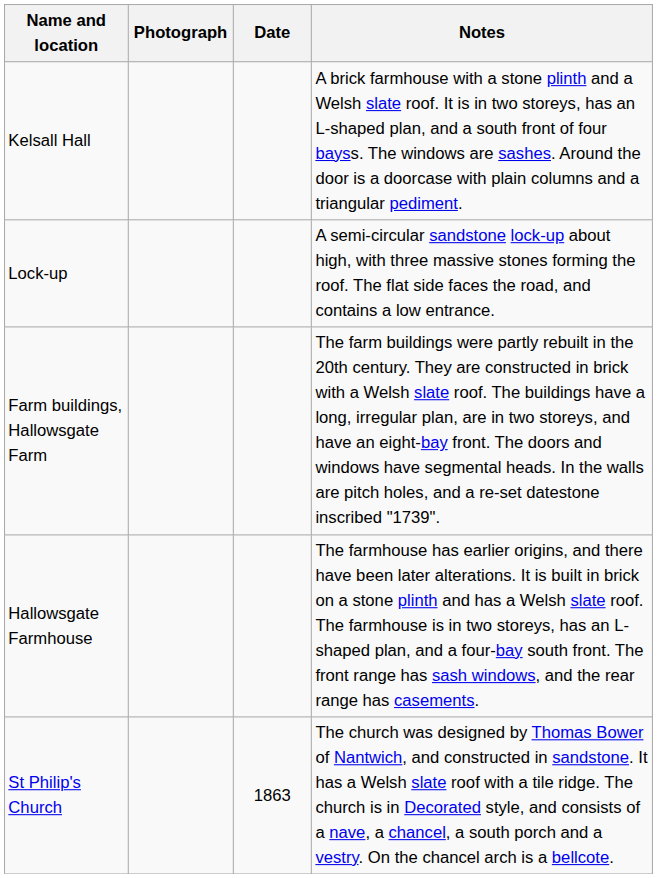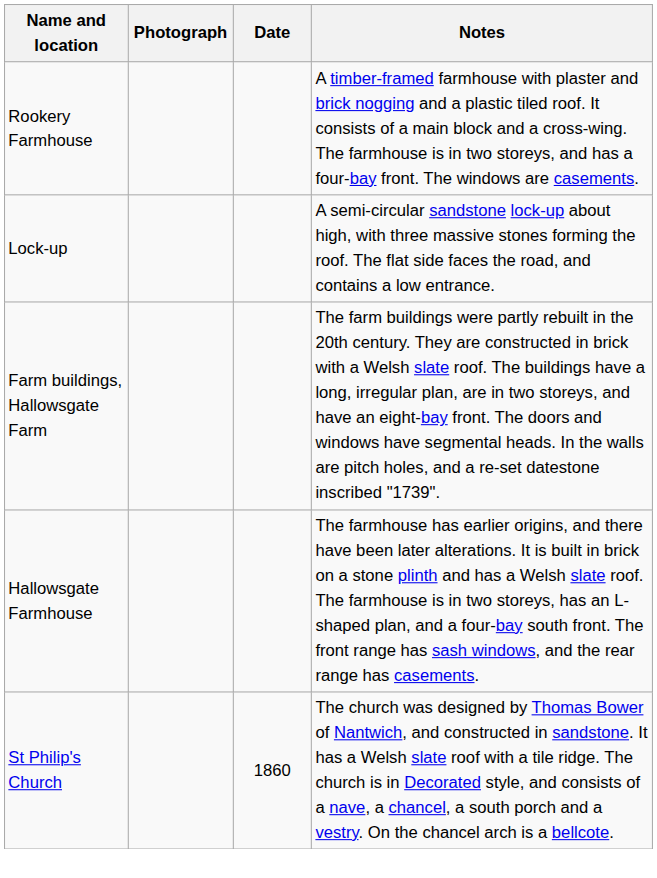+ row: (50, 128)
- row: (50, 140)
(272, 795) 1863 -> (272, 770) 1860
